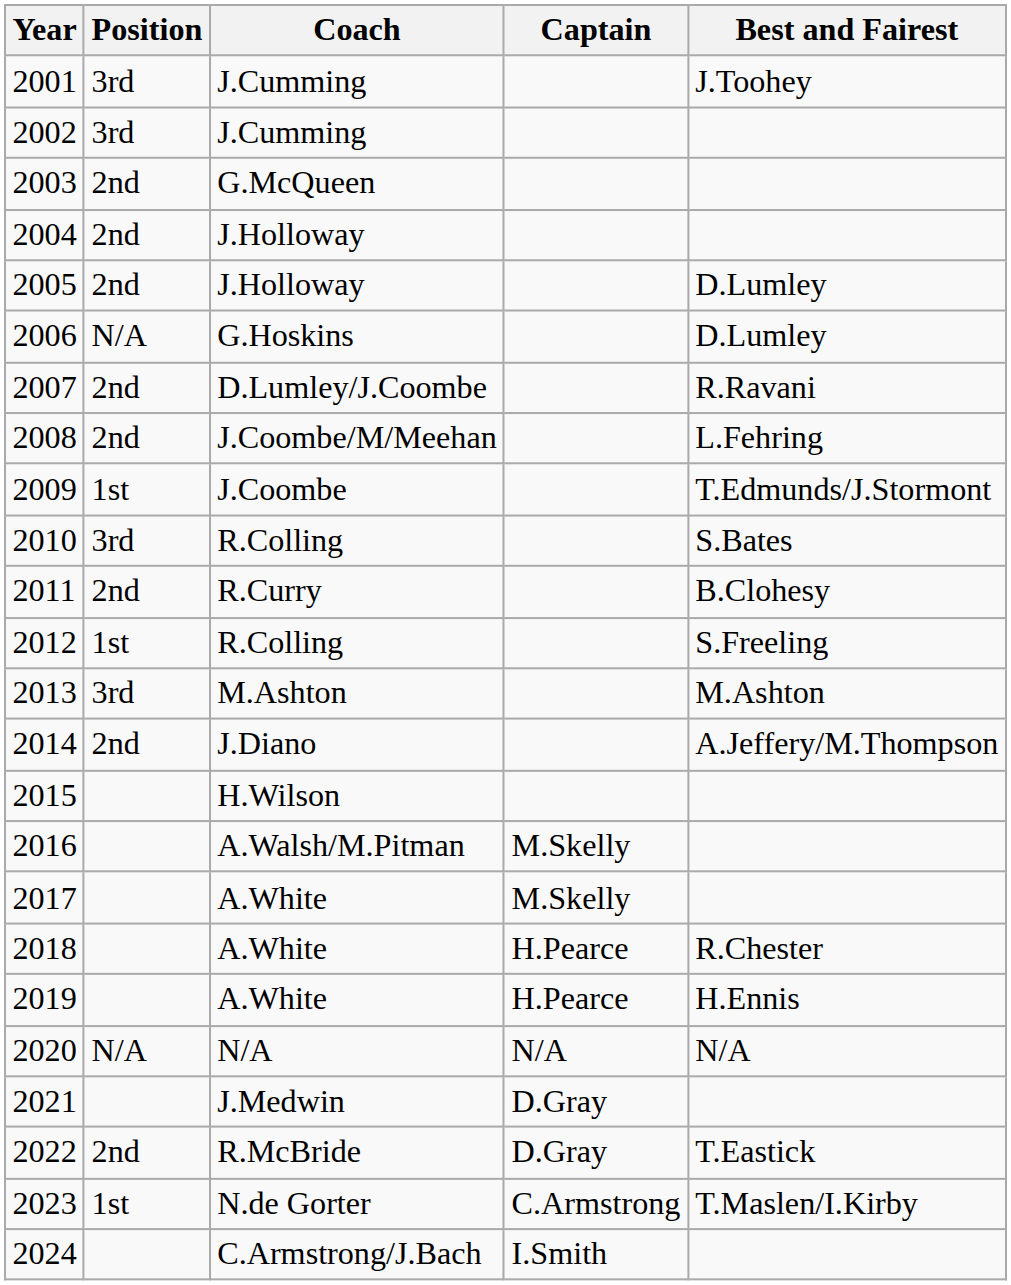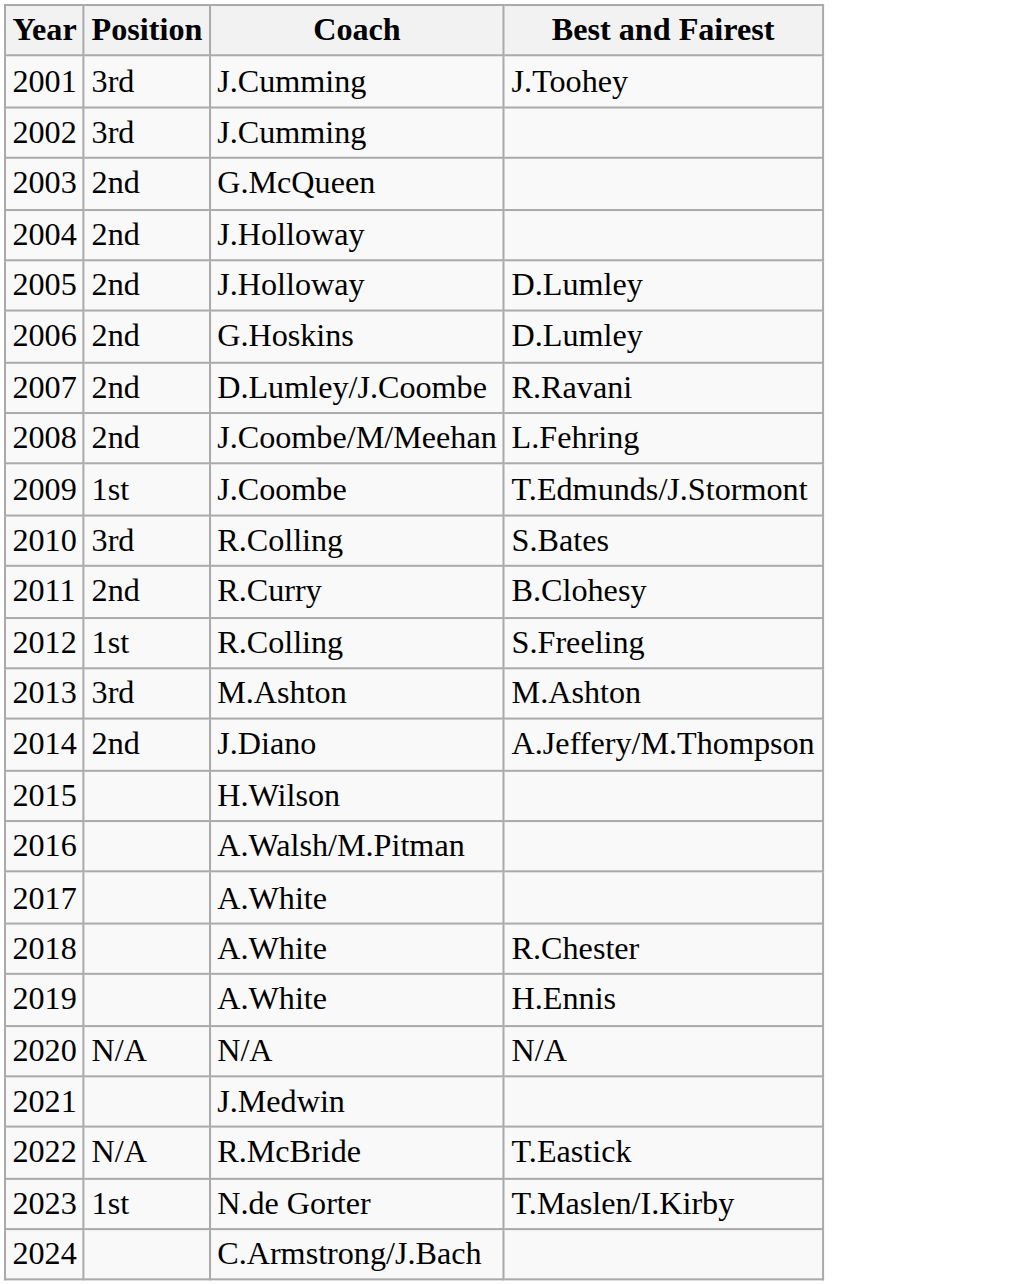- column: (596, 30)
(119, 336) N/A -> (116, 336) 2nd
(116, 1152) 2nd -> (119, 1152) N/A
